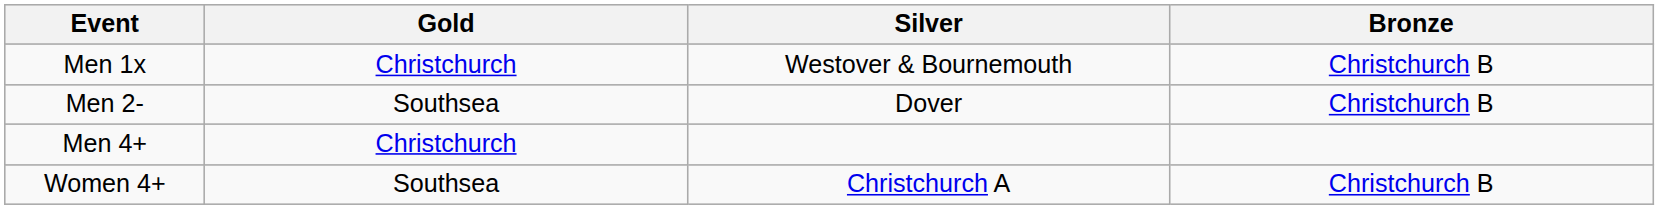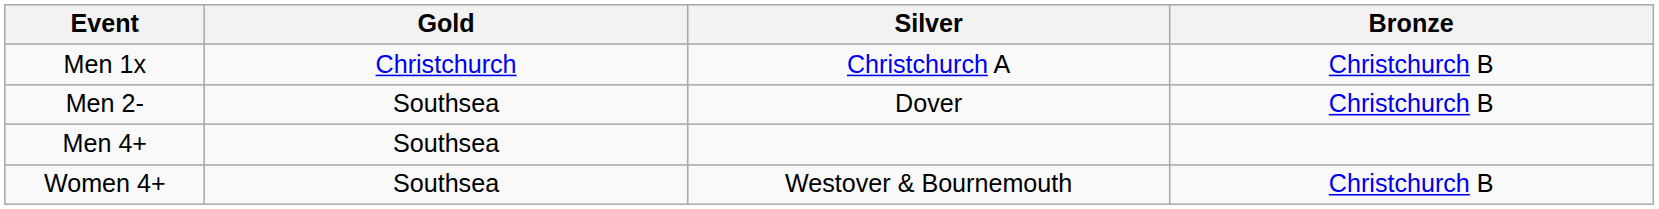(929, 64) Westover & Bournemouth -> (929, 64) Christchurch A
(446, 143) Christchurch -> (446, 143) Southsea
(929, 183) Christchurch A -> (929, 183) Westover & Bournemouth
